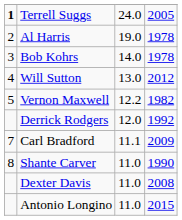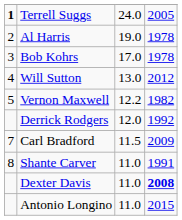(130, 57) 14.0 -> (130, 57) 17.0
(130, 141) 11.1 -> (130, 141) 11.5
(161, 162) 1990 -> (161, 162) 1991
(161, 183) normal -> (161, 183) bold
